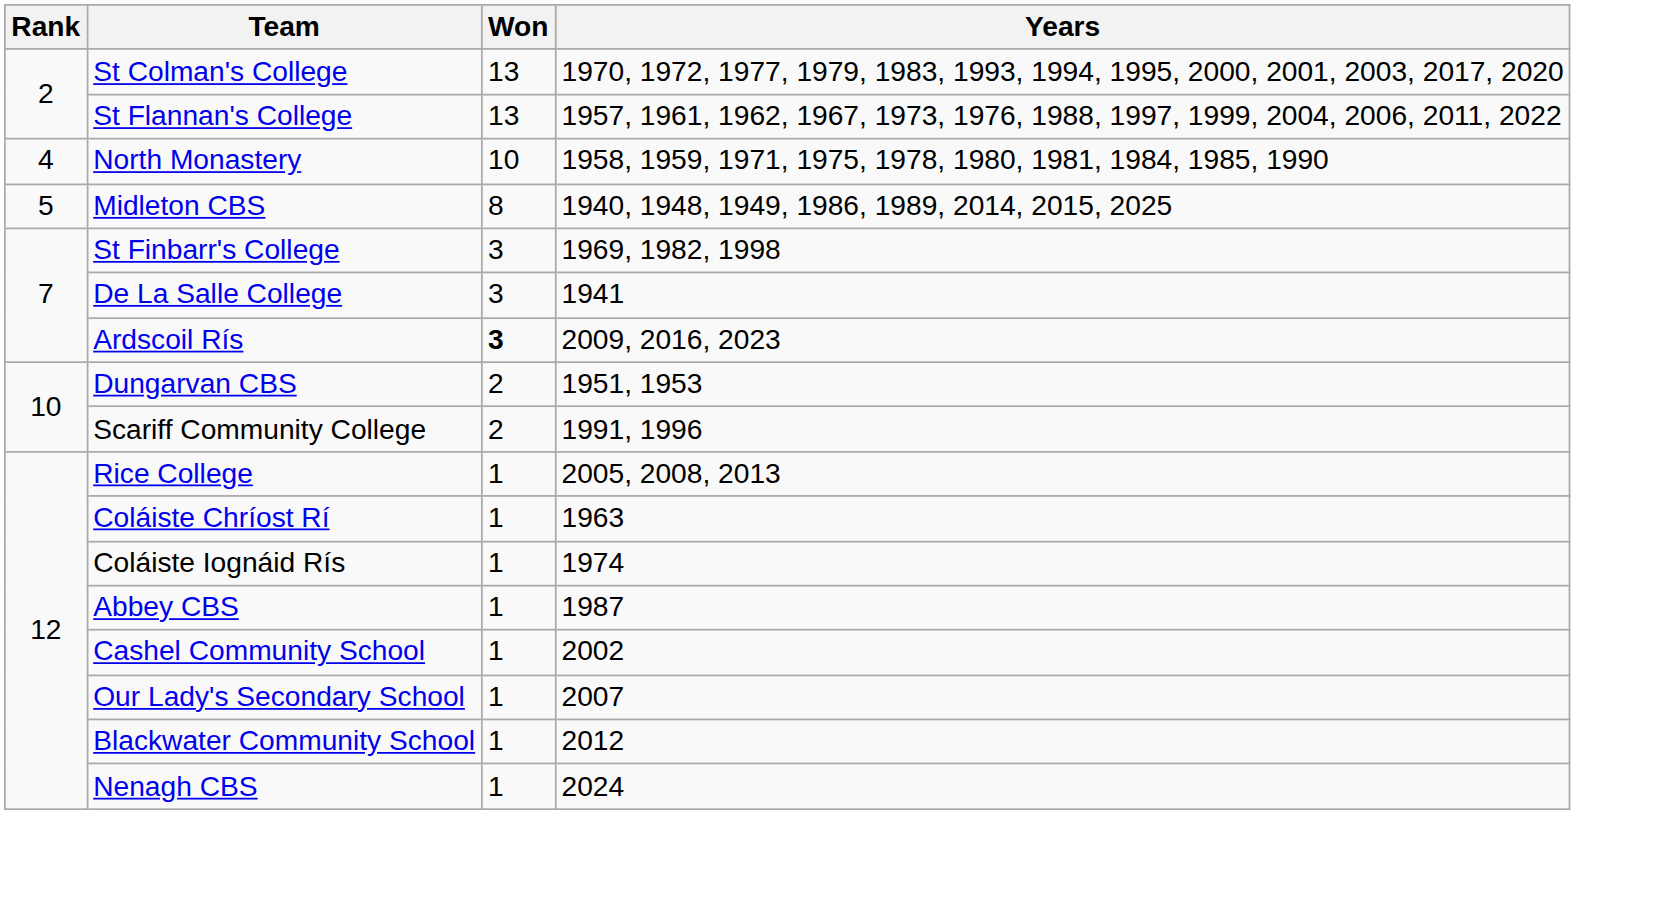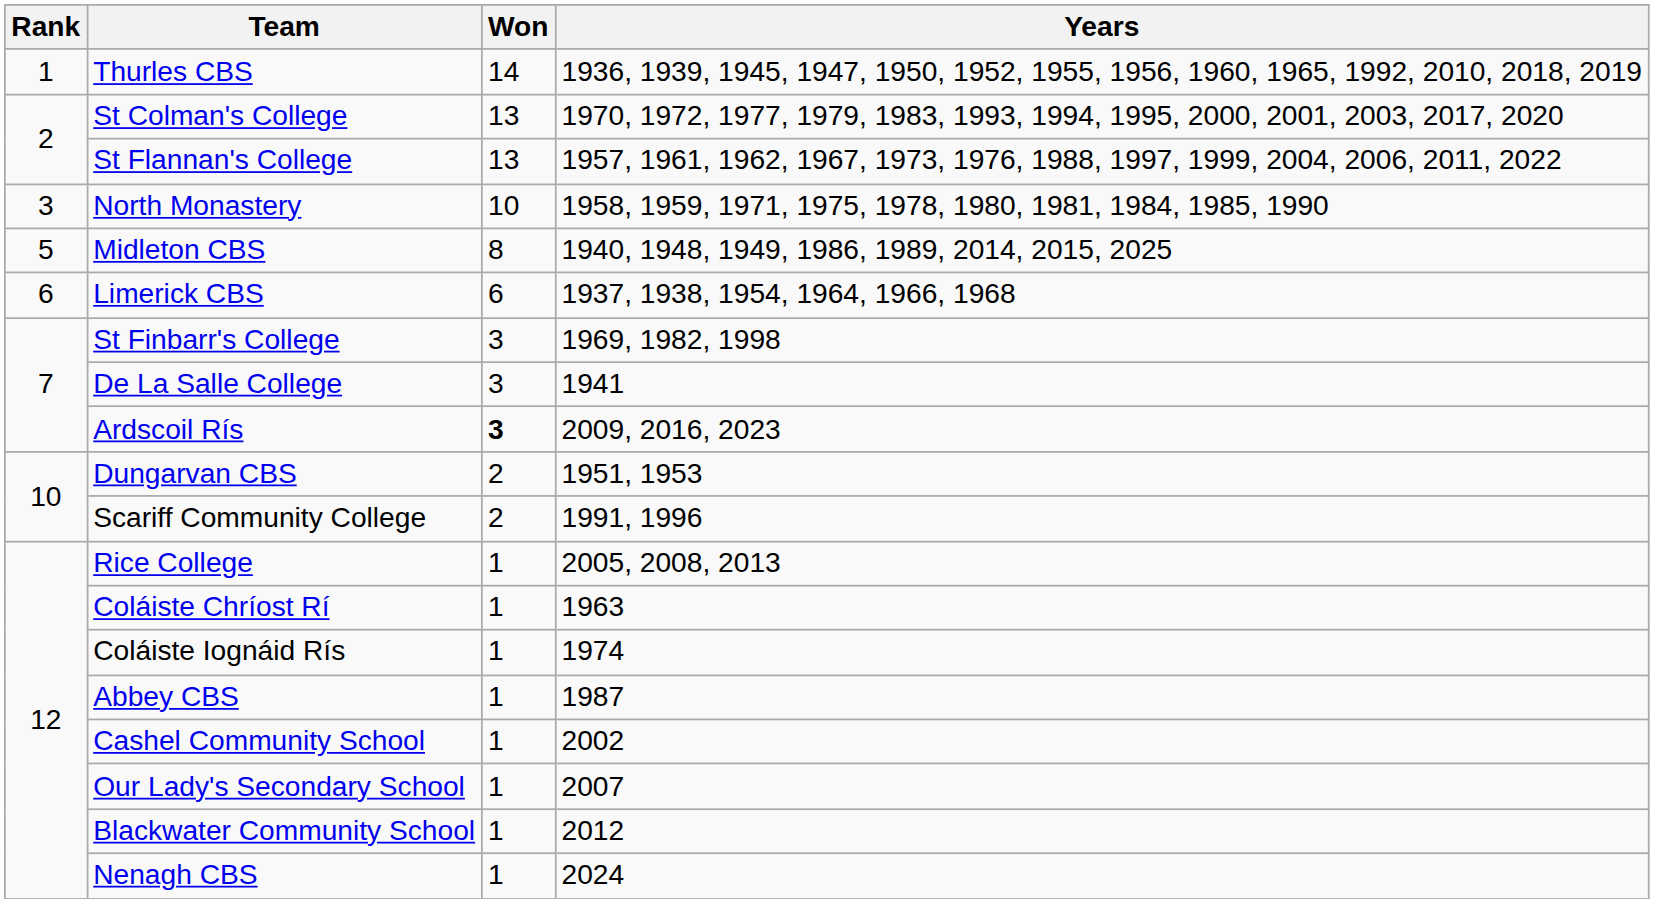+ row: (173, 71)
(46, 160) 4 -> (46, 205) 3
+ row: (178, 294)
